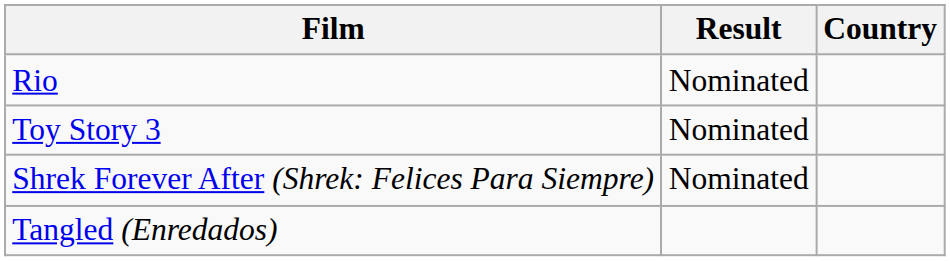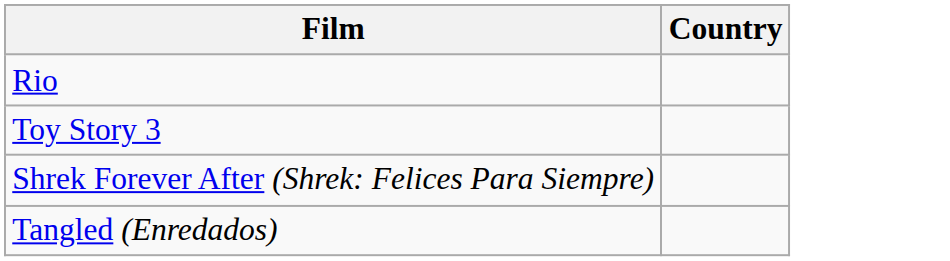- column: (739, 29)
